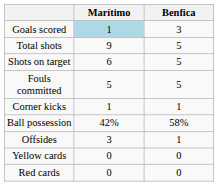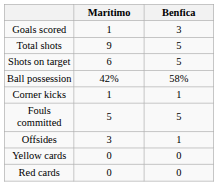(109, 29) lightblue background -> (109, 29) no background
rows swapped: (39, 123) <-> (39, 84)
